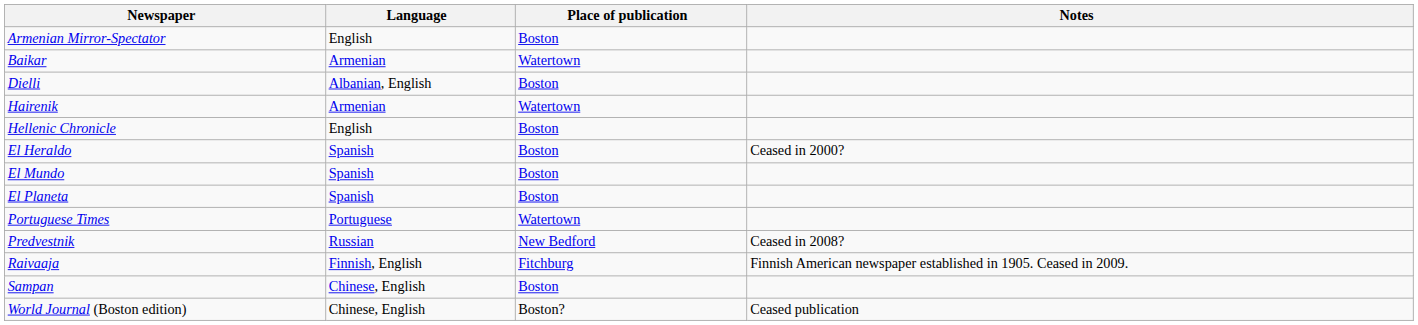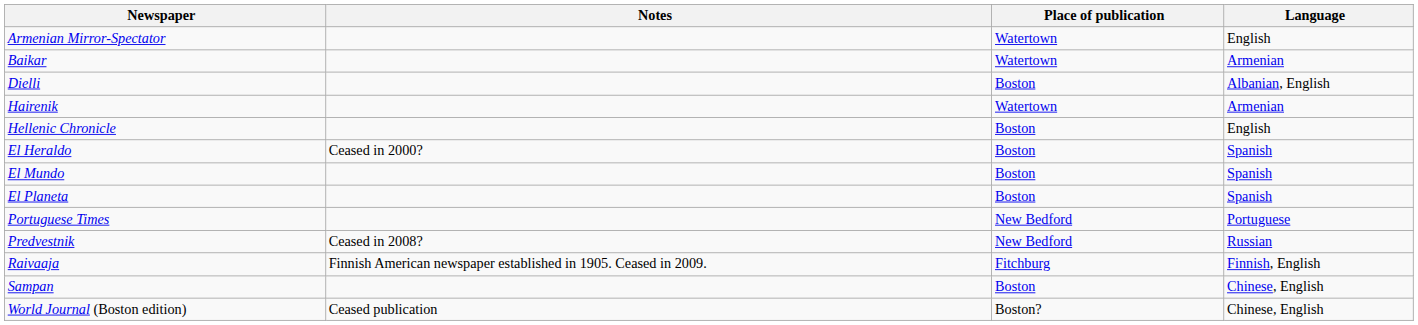columns swapped: (420, 15) <-> (1080, 15)
(538, 38) Boston -> (1026, 38) Watertown
(549, 219) Watertown -> (1034, 219) New Bedford
